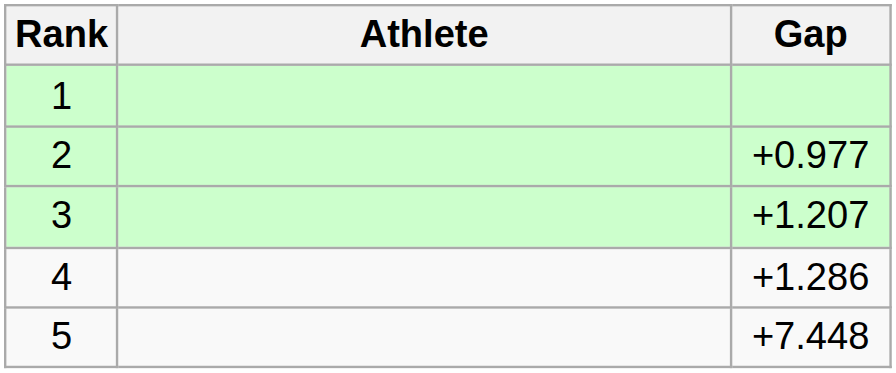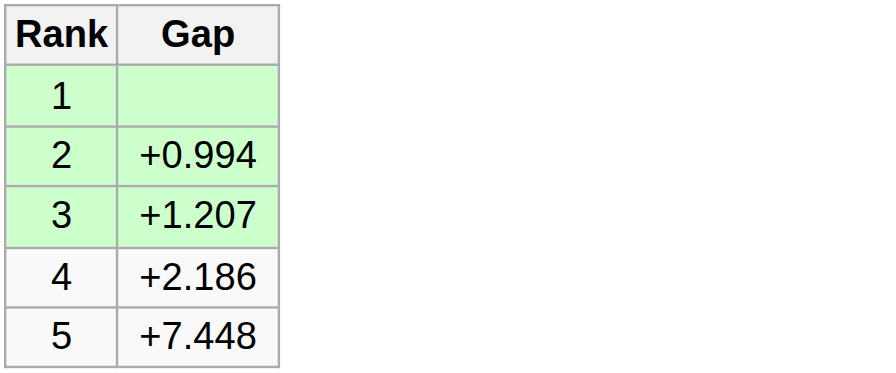- column: (424, 34)
(811, 155) +0.977 -> (198, 155) +0.994
(811, 276) +1.286 -> (198, 276) +2.186
